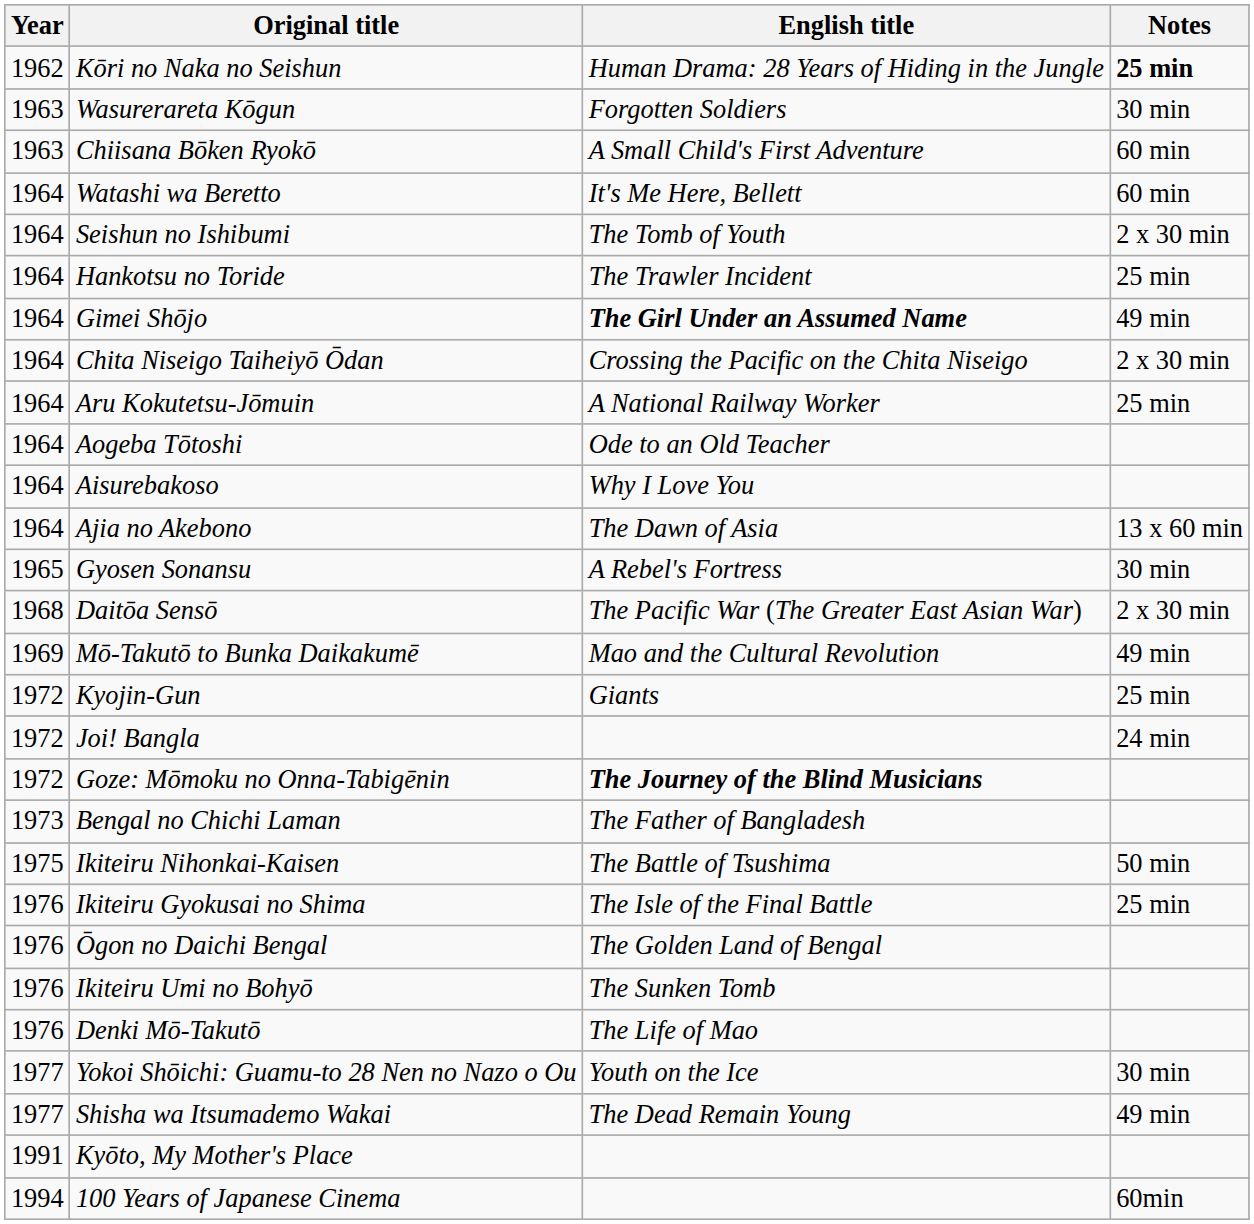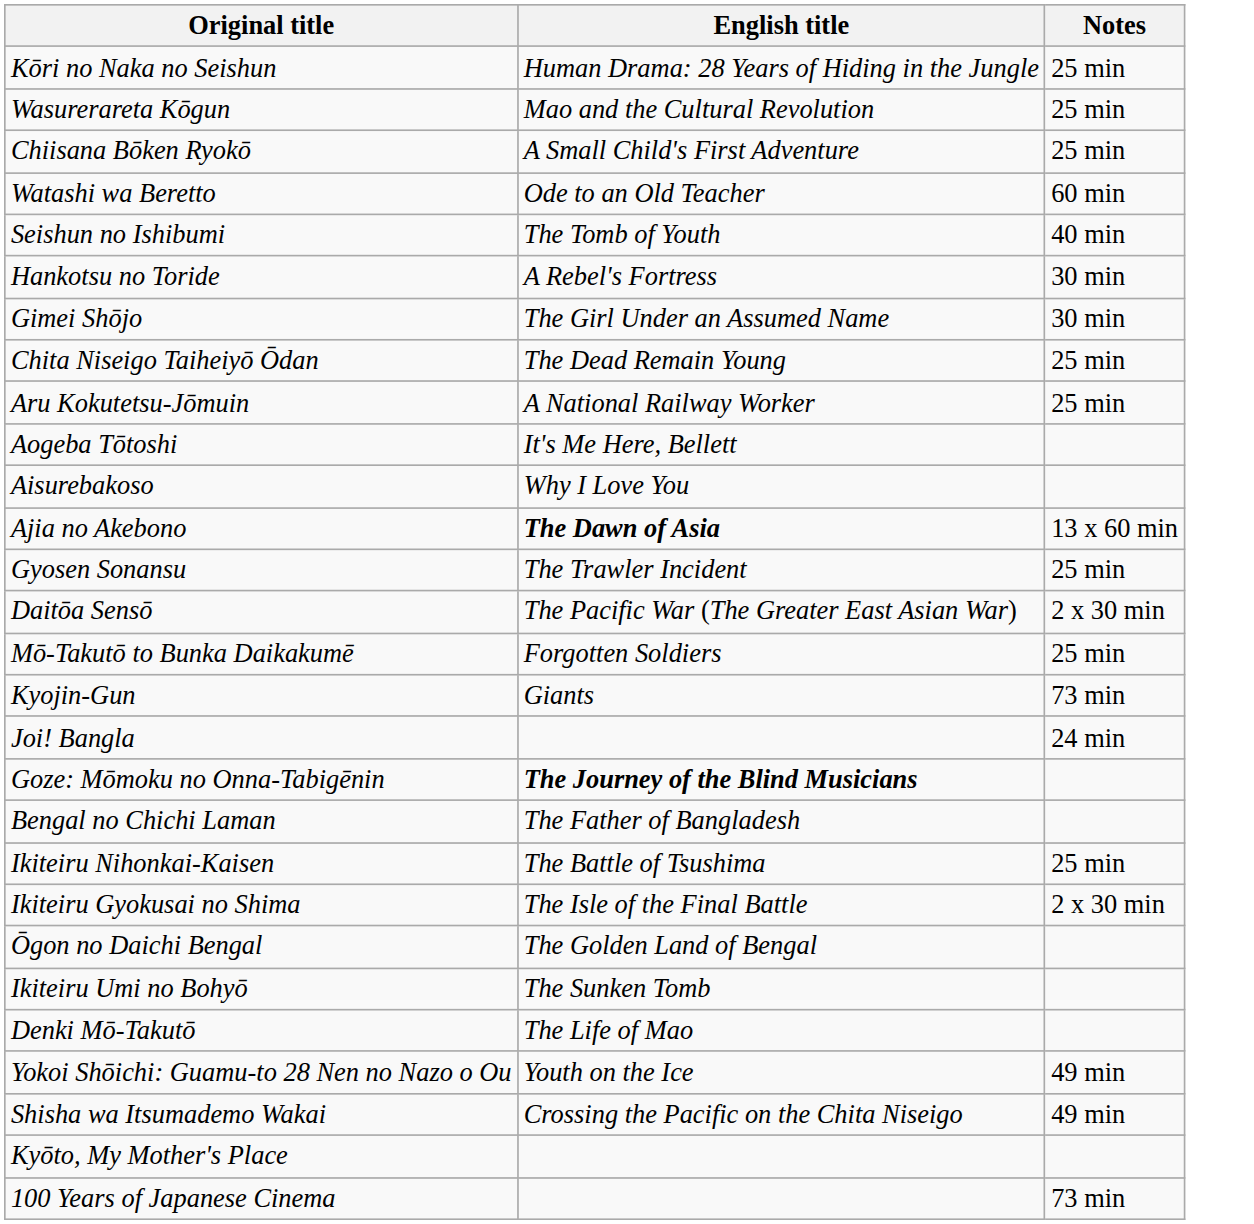- column: (37, 25)
(1155, 67) bold -> (1088, 67) normal
(688, 109) Forgotten Soldiers -> (699, 109) Mao and the Cultural Revolution
(1153, 109) 30 min -> (1088, 109) 25 min
(1153, 151) 60 min -> (1088, 151) 25 min
(695, 192) It's Me Here, Bellett -> (644, 192) Ode to an Old Teacher
(1173, 234) 2 x 30 min -> (1088, 234) 40 min
(700, 276) The Trawler Incident -> (620, 276) A Rebel's Fortress
(1153, 276) 25 min -> (1088, 276) 30 min
(778, 318) bold -> (706, 318) normal
(1153, 318) 49 min -> (1088, 318) 30 min
(808, 360) Crossing the Pacific on the Chita Niseigo -> (655, 360) The Dead Remain Young
(1173, 360) 2 x 30 min -> (1088, 360) 25 min
(709, 444) Ode to an Old Teacher -> (630, 444) It's Me Here, Bellett
(683, 527) normal -> (622, 527) bold
(685, 569) A Rebel's Fortress -> (635, 569) The Trawler Incident
(1153, 569) 30 min -> (1088, 569) 25 min
(764, 653) Mao and the Cultural Revolution -> (623, 653) Forgotten Soldiers
(1153, 653) 49 min -> (1088, 653) 25 min
(1153, 695) 25 min -> (1088, 695) 73 min
(1153, 862) 50 min -> (1088, 862) 25 min
(1153, 904) 25 min -> (1108, 904) 2 x 30 min
(1153, 1072) 30 min -> (1088, 1072) 49 min
(720, 1114) The Dead Remain Young -> (743, 1114) Crossing the Pacific on the Chita Niseigo
(1150, 1197) 60min -> (1088, 1197) 73 min
